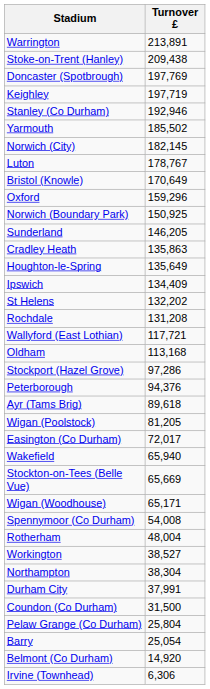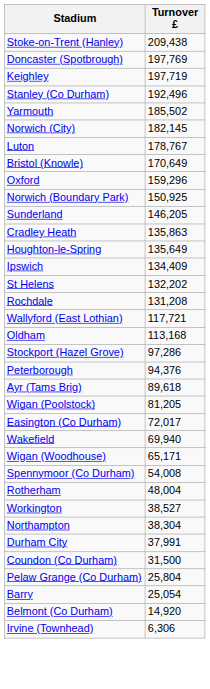- row: (33, 42)
(168, 111) 192,946 -> (168, 94) 192,496
(165, 456) 65,940 -> (165, 439) 69,940
- row: (65, 480)
